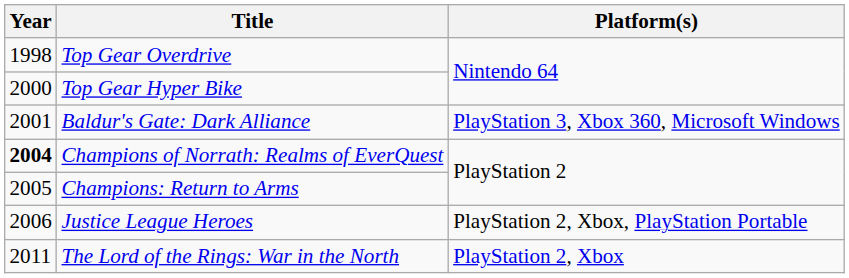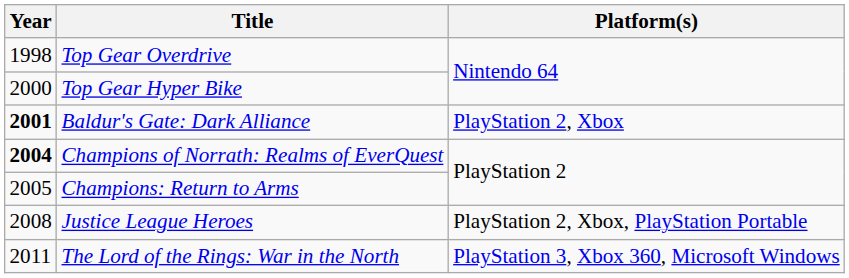(31, 121) normal -> (31, 121) bold
(646, 121) PlayStation 3, Xbox 360, Microsoft Windows -> (539, 121) PlayStation 2, Xbox
(31, 222) 2006 -> (31, 222) 2008
(539, 255) PlayStation 2, Xbox -> (646, 255) PlayStation 3, Xbox 360, Microsoft Windows
